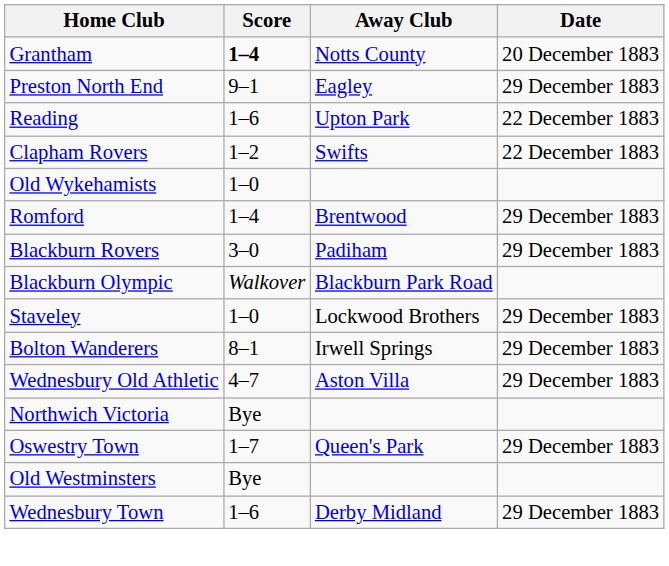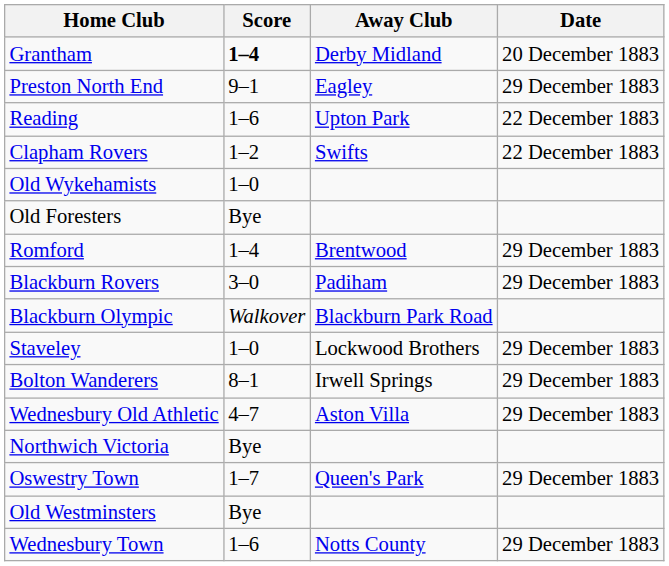(370, 53) Notts County -> (378, 53) Derby Midland
+ row: (65, 217)
(378, 511) Derby Midland -> (370, 544) Notts County
